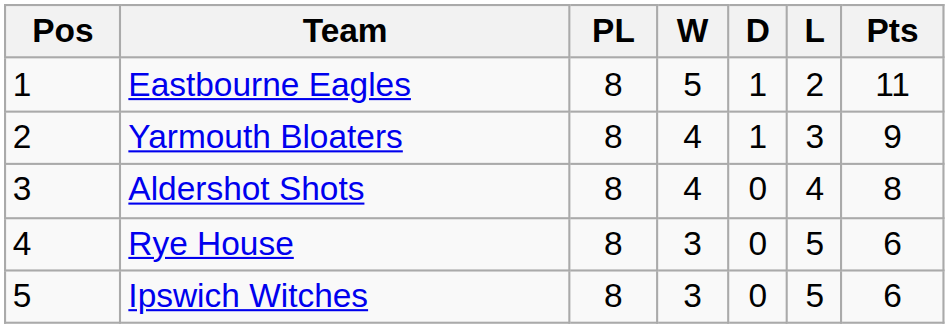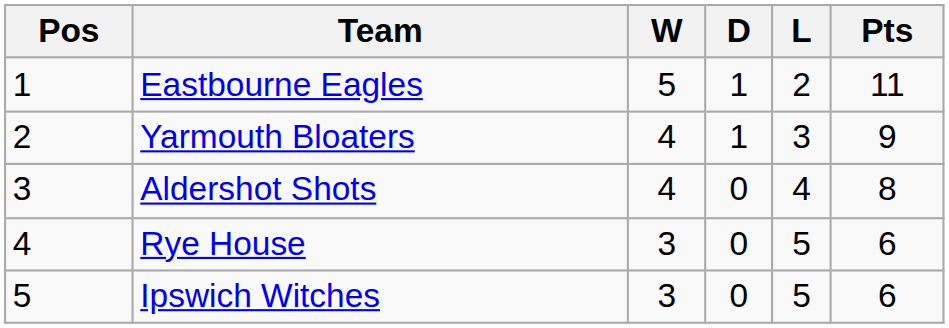- column: (613, 31)
